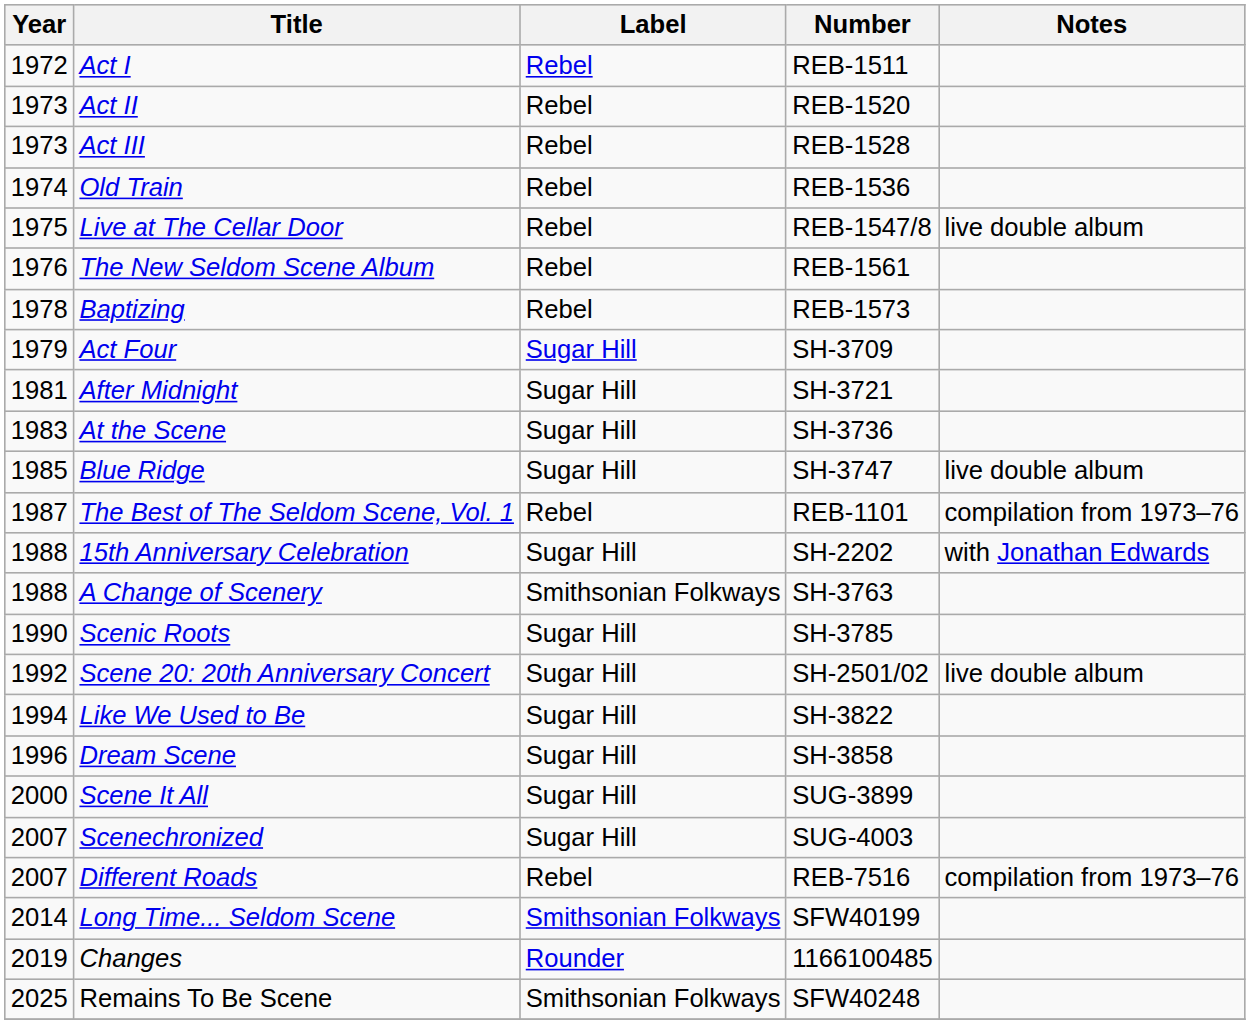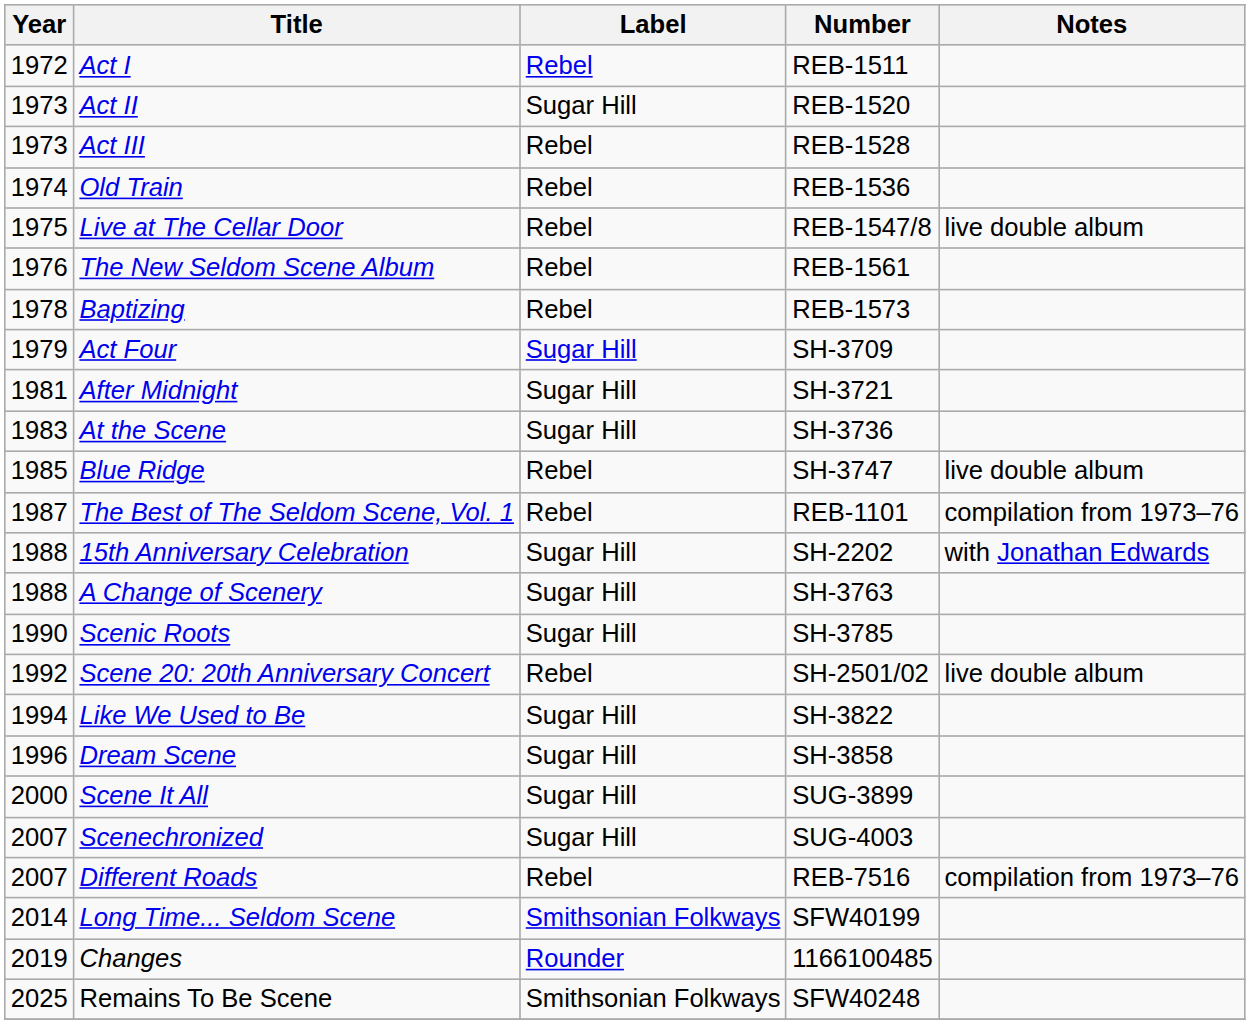(559, 106) Rebel -> (581, 106) Sugar Hill
(581, 471) Sugar Hill -> (559, 471) Rebel
(653, 593) Smithsonian Folkways -> (581, 593) Sugar Hill
(581, 674) Sugar Hill -> (559, 674) Rebel
